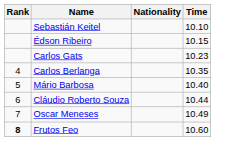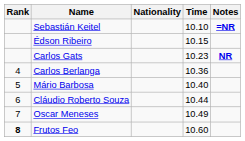+ column: (226, 12)
(197, 71) 10.35 -> (197, 71) 10.36
